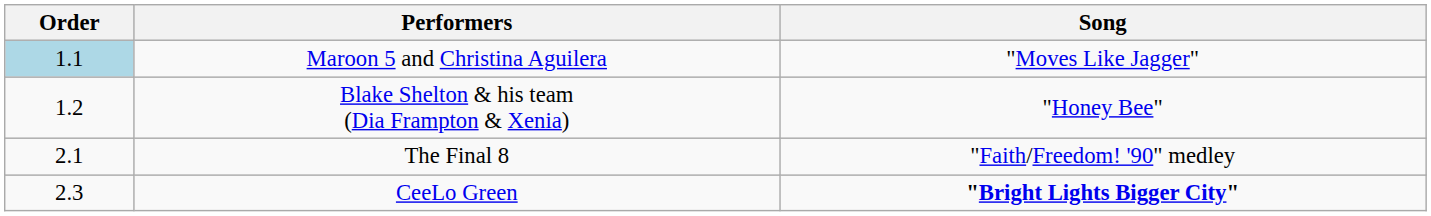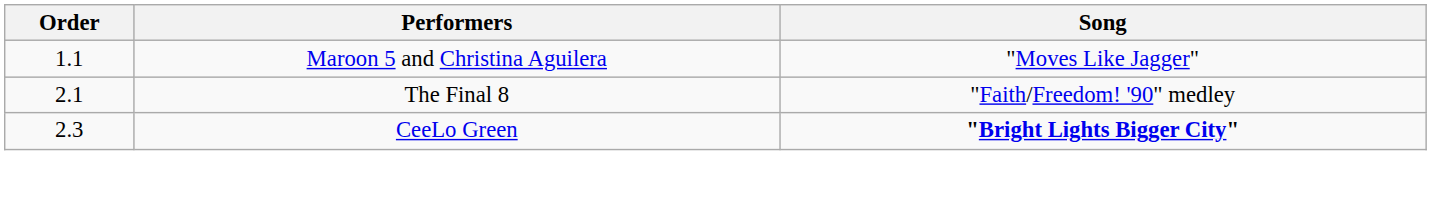(69, 58) lightblue background -> (69, 58) no background
- row: (457, 107)
